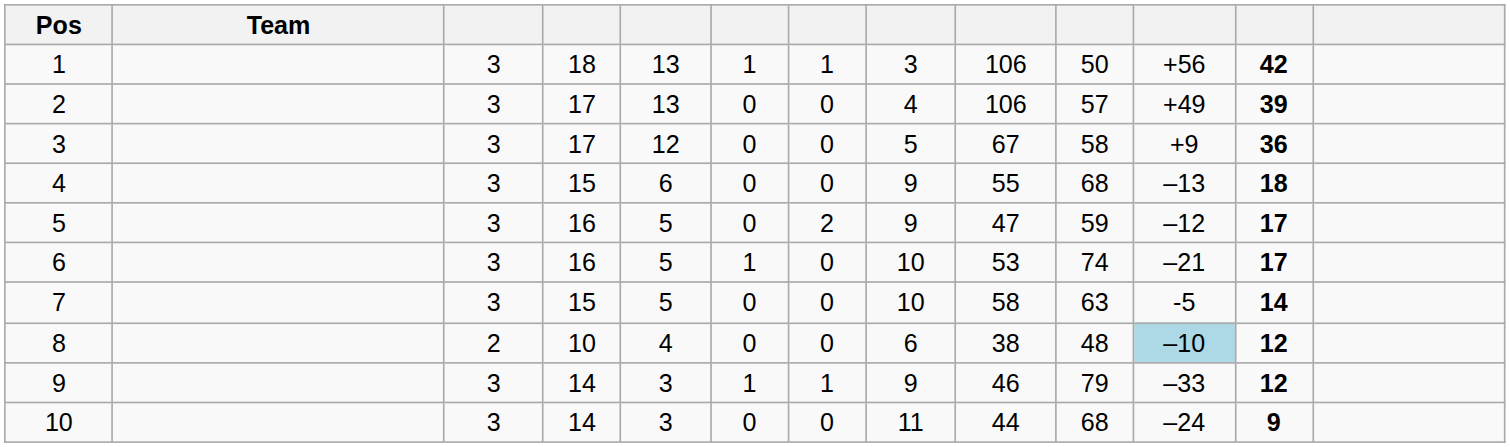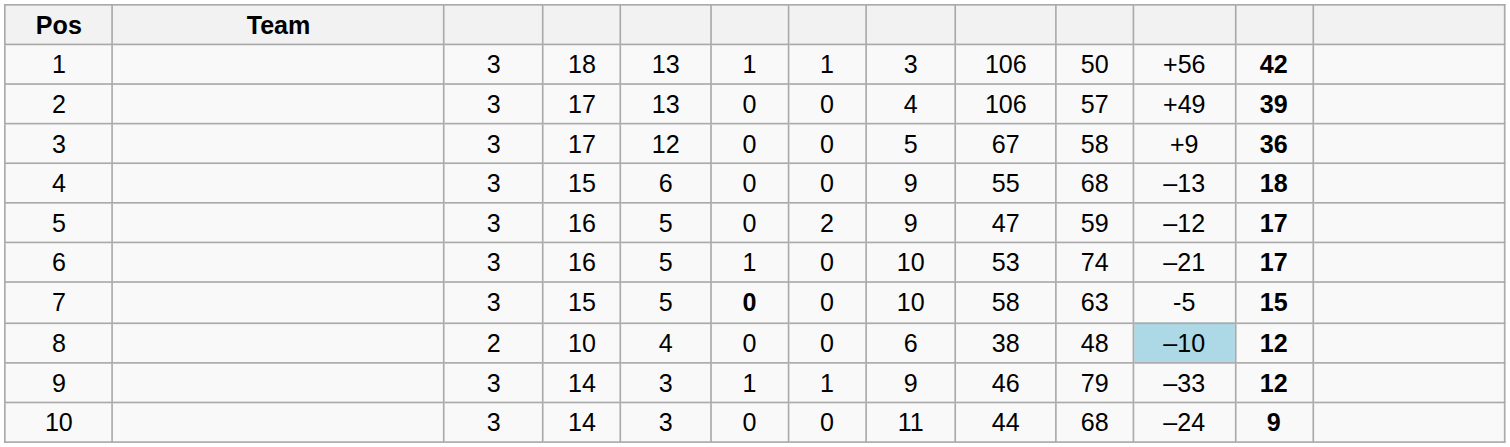(750, 303) normal -> (750, 303) bold
(1274, 303) 14 -> (1274, 303) 15
